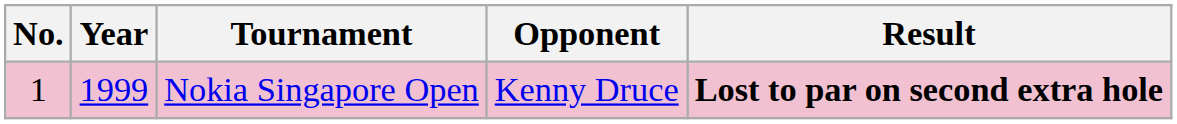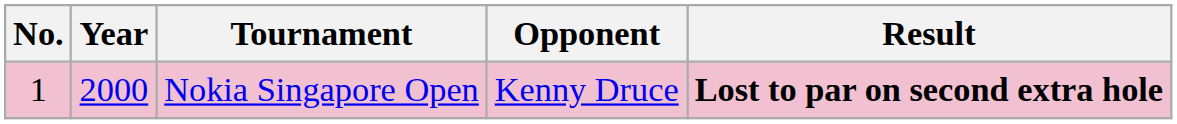(114, 89) 1999 -> (114, 89) 2000
